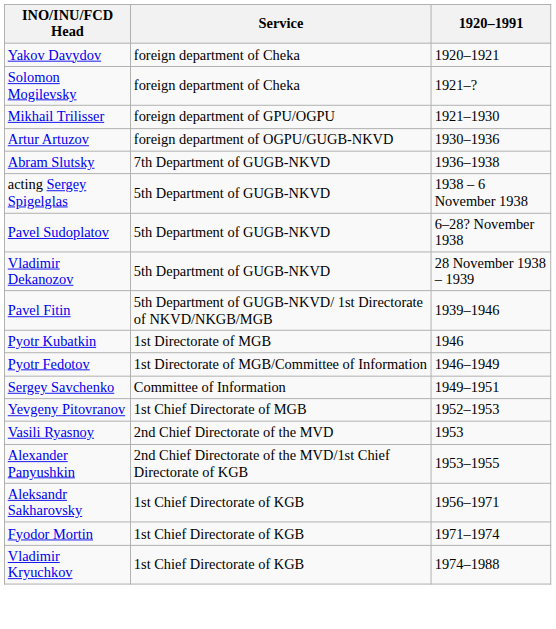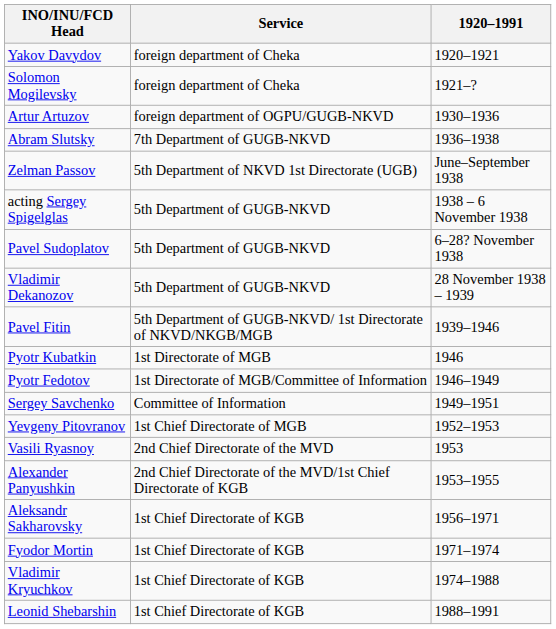- row: (56, 116)
+ row: (52, 170)
+ row: (62, 611)
